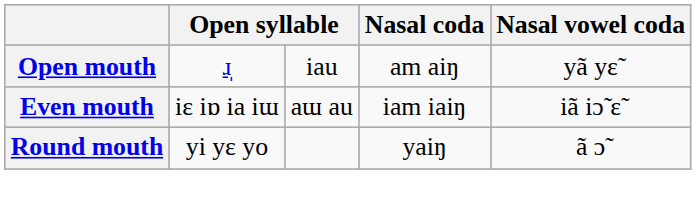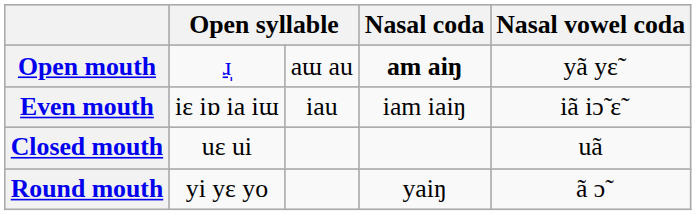(322, 65) iau -> (322, 65) aɯ au
(425, 65) normal -> (425, 65) bold
(322, 106) aɯ au -> (322, 106) iau
+ row: (87, 147)
